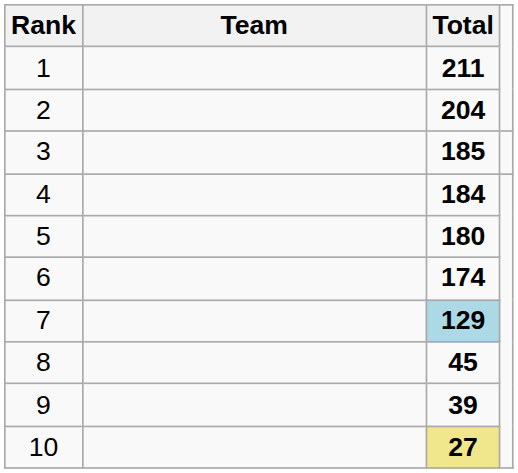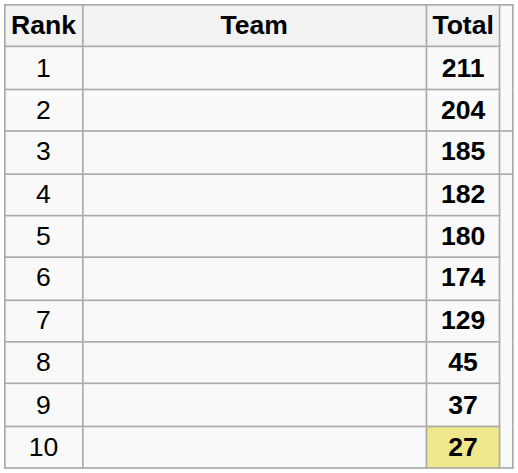(463, 194) 184 -> (463, 194) 182
(463, 320) lightblue background -> (463, 320) no background
(463, 404) 39 -> (463, 404) 37
